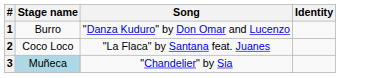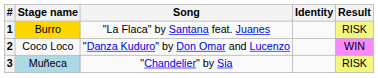+ column: (354, 13)
(48, 30) no background -> (48, 30) gold background
(186, 30) "Danza Kuduro" by Don Omar and Lucenzo -> (186, 30) "La Flaca" by Santana feat. Juanes
(186, 47) "La Flaca" by Santana feat. Juanes -> (186, 47) "Danza Kuduro" by Don Omar and Lucenzo
